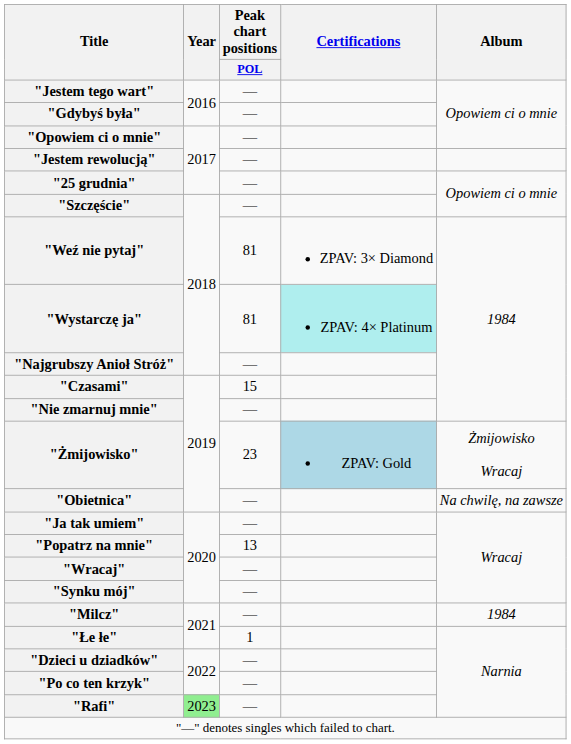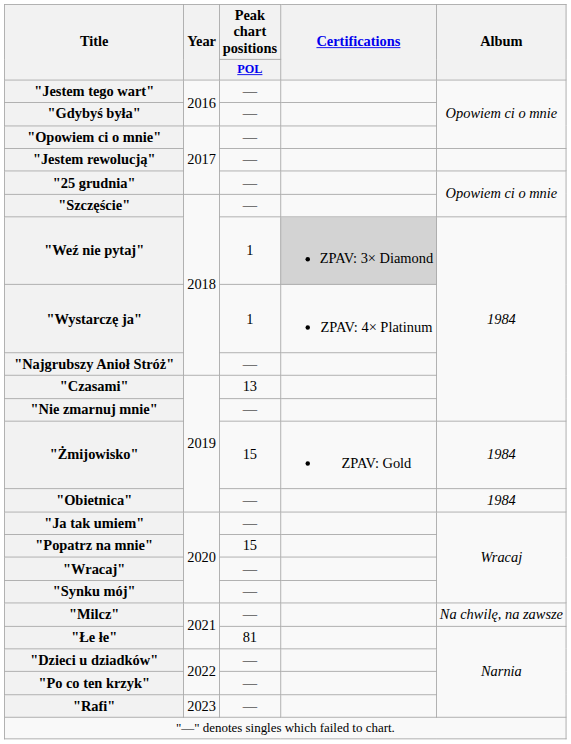(250, 250) 81 -> (250, 250) 1
(358, 259) no background -> (358, 259) lightgrey background
(250, 318) 81 -> (250, 318) 1
(358, 327) paleturquoise background -> (358, 327) no background
(250, 386) 15 -> (250, 386) 13
(250, 455) 23 -> (250, 455) 15
(358, 463) lightblue background -> (358, 463) no background
(501, 455) Żmijowisko Wracaj -> (501, 455) 1984
(501, 500) Na chwilę, na zawsze -> (501, 500) 1984
(250, 546) 13 -> (250, 546) 15
(501, 614) 1984 -> (501, 614) Na chwilę, na zawsze
(250, 637) 1 -> (250, 637) 81
(202, 705) lightgreen background -> (202, 705) no background
